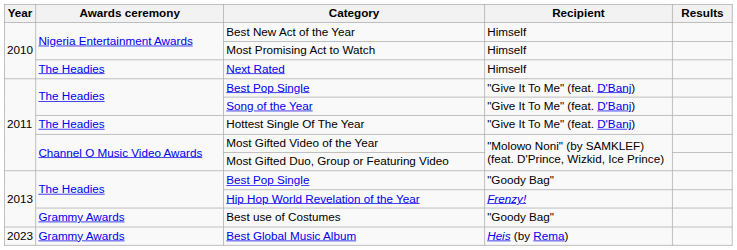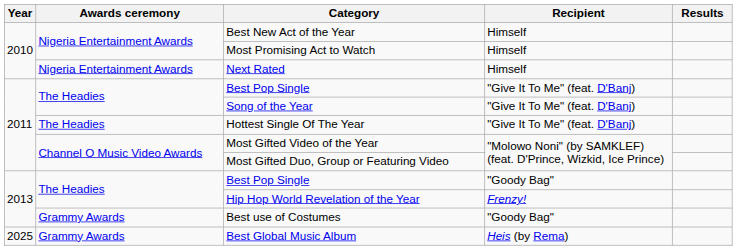(72, 69) The Headies -> (116, 69) Nigeria Entertainment Awards
(20, 236) 2023 -> (20, 236) 2025
